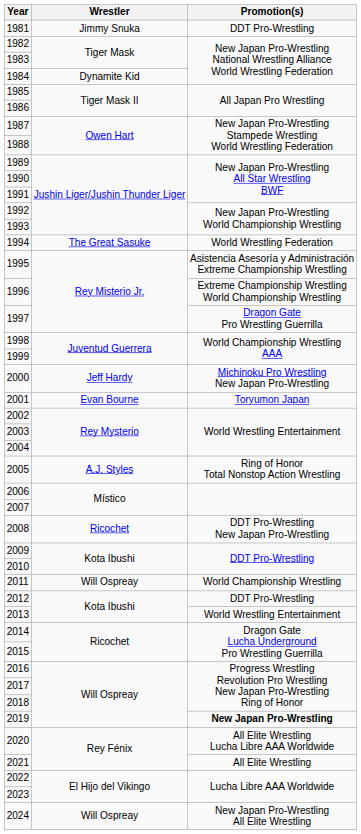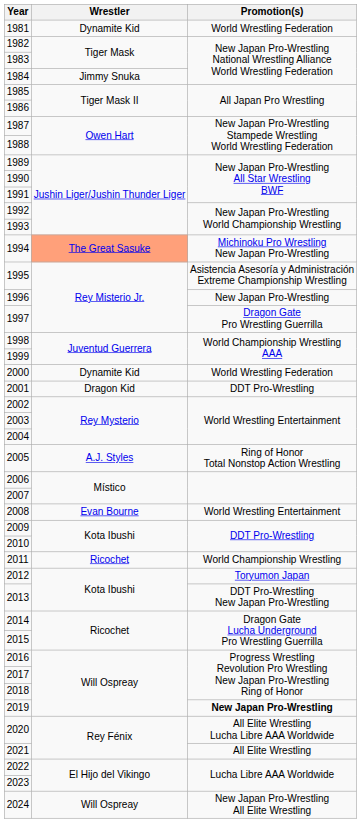(110, 28) Jimmy Snuka -> (110, 28) Dynamite Kid
(272, 28) DDT Pro-Wrestling -> (272, 28) World Wrestling Federation
(110, 76) Dynamite Kid -> (110, 76) Jimmy Snuka
(110, 242) no background -> (110, 248) lightsalmon background
(272, 242) World Wrestling Federation -> (272, 248) Michinoku Pro Wrestling New Japan Pro-Wrestling
(272, 291) Extreme Championship Wrestling World Championship Wrestling -> (272, 297) New Japan Pro-Wrestling
(110, 378) Jeff Hardy -> (110, 372) Dynamite Kid
(272, 378) Michinoku Pro Wrestling New Japan Pro-Wrestling -> (272, 372) World Wrestling Federation
(110, 400) Evan Bourne -> (110, 388) Dragon Kid
(272, 400) Toryumon Japan -> (272, 388) DDT Pro-Wrestling
(110, 529) Ricochet -> (110, 512) Evan Bourne
(272, 529) DDT Pro-Wrestling New Japan Pro-Wrestling -> (272, 512) World Wrestling Entertainment
(110, 582) Will Ospreay -> (110, 560) Ricochet
(272, 598) DDT Pro-Wrestling -> (272, 576) Toryumon Japan
(272, 614) World Wrestling Entertainment -> (272, 597) DDT Pro-Wrestling New Japan Pro-Wrestling
